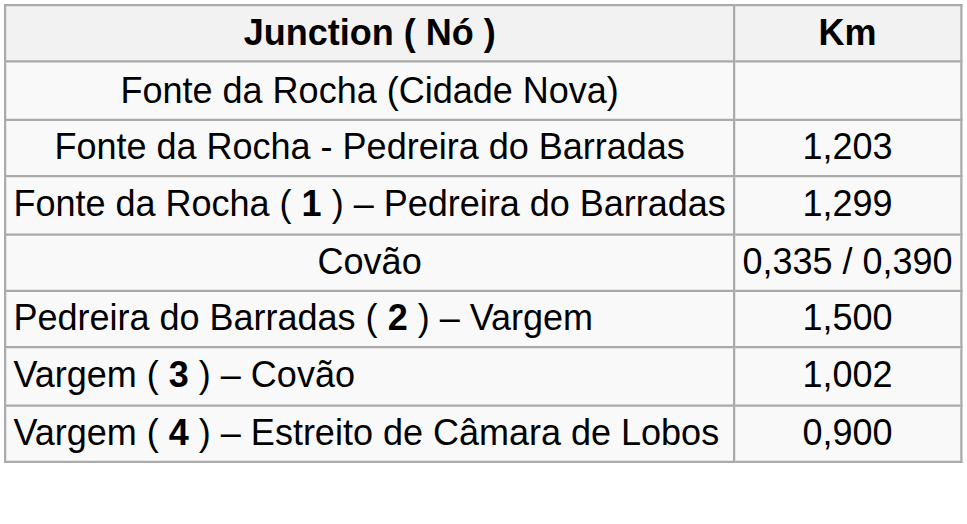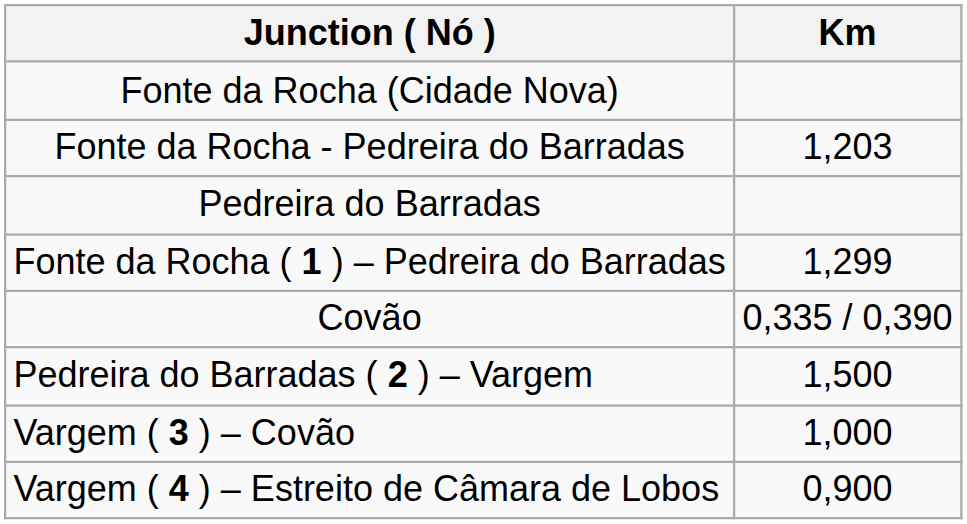+ row: (370, 204)
(848, 375) 1,002 -> (848, 432) 1,000
